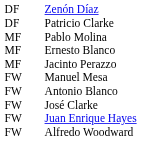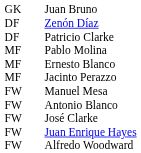+ row: (71, 9)
